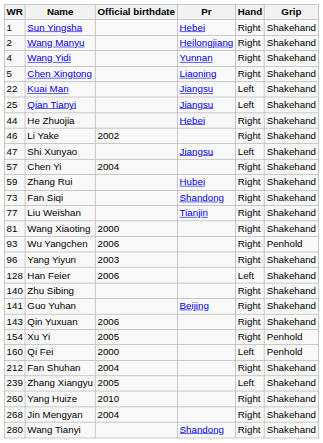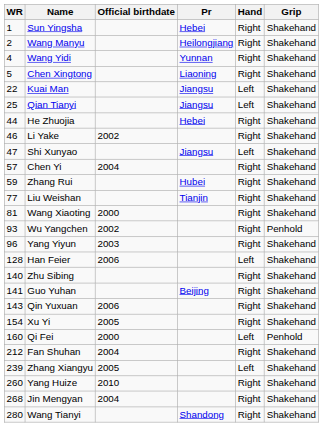- row: (45, 197)
(108, 244) 2006 -> (108, 228) 2002
(285, 337) Penhold -> (291, 321) Shakehand
